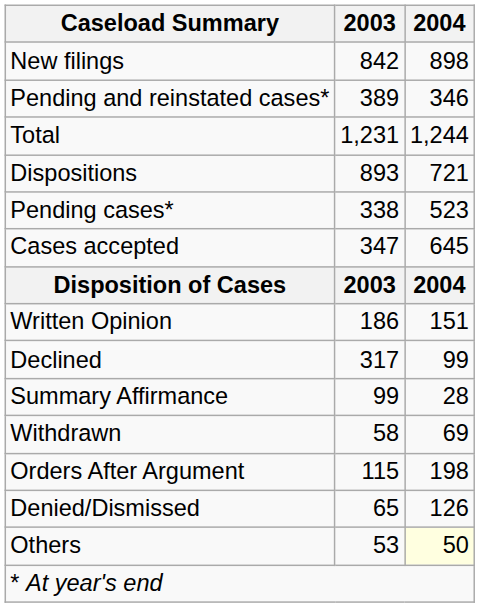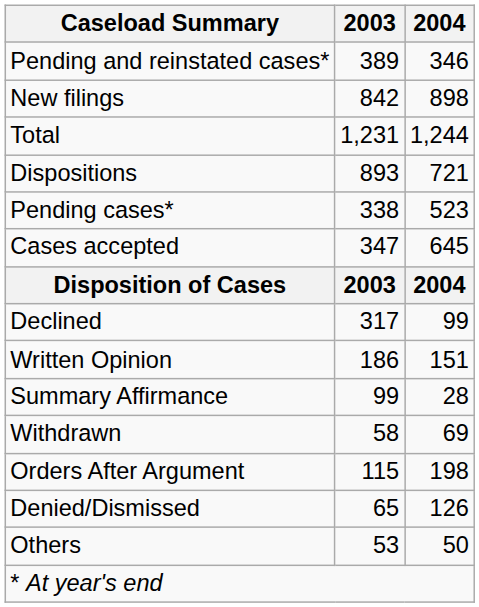rows swapped: (170, 98) <-> (67, 60)
rows swapped: (91, 322) <-> (56, 359)
(456, 545) lightyellow background -> (456, 545) no background
